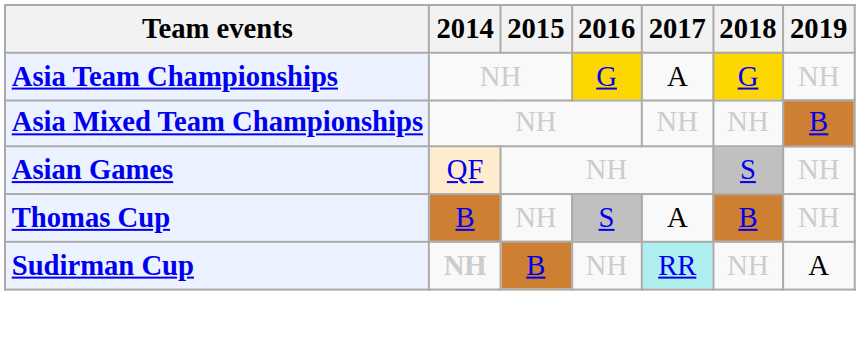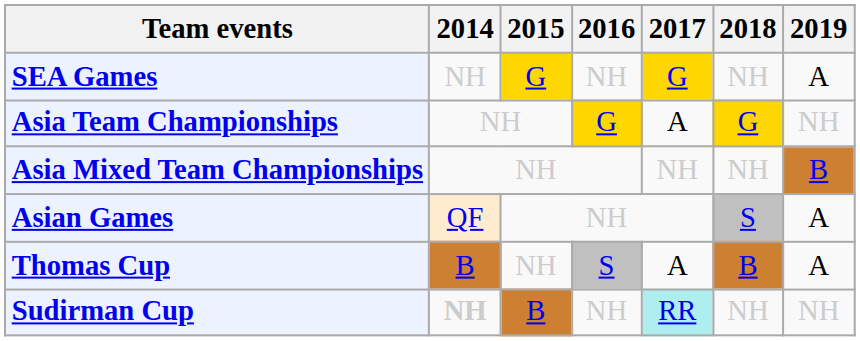+ row: (85, 75)
(819, 170) NH -> (819, 217) A
(819, 217) NH -> (819, 264) A
(819, 264) A -> (819, 312) NH
